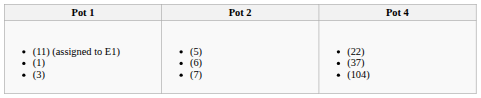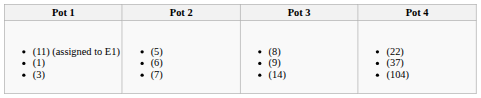+ column: (299, 12)
